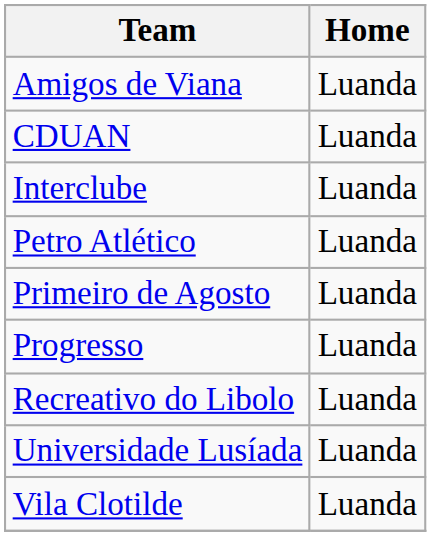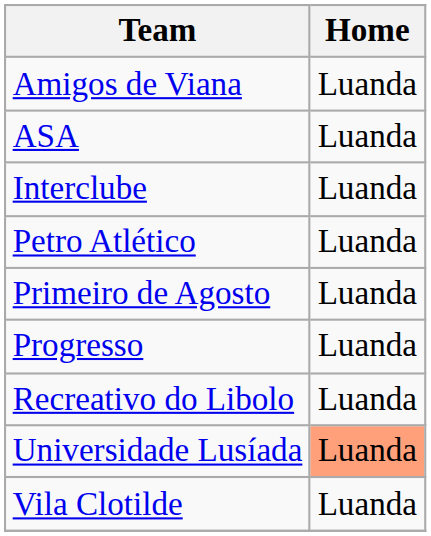+ row: (46, 135)
- row: (72, 135)
(367, 450) no background -> (367, 450) lightsalmon background
